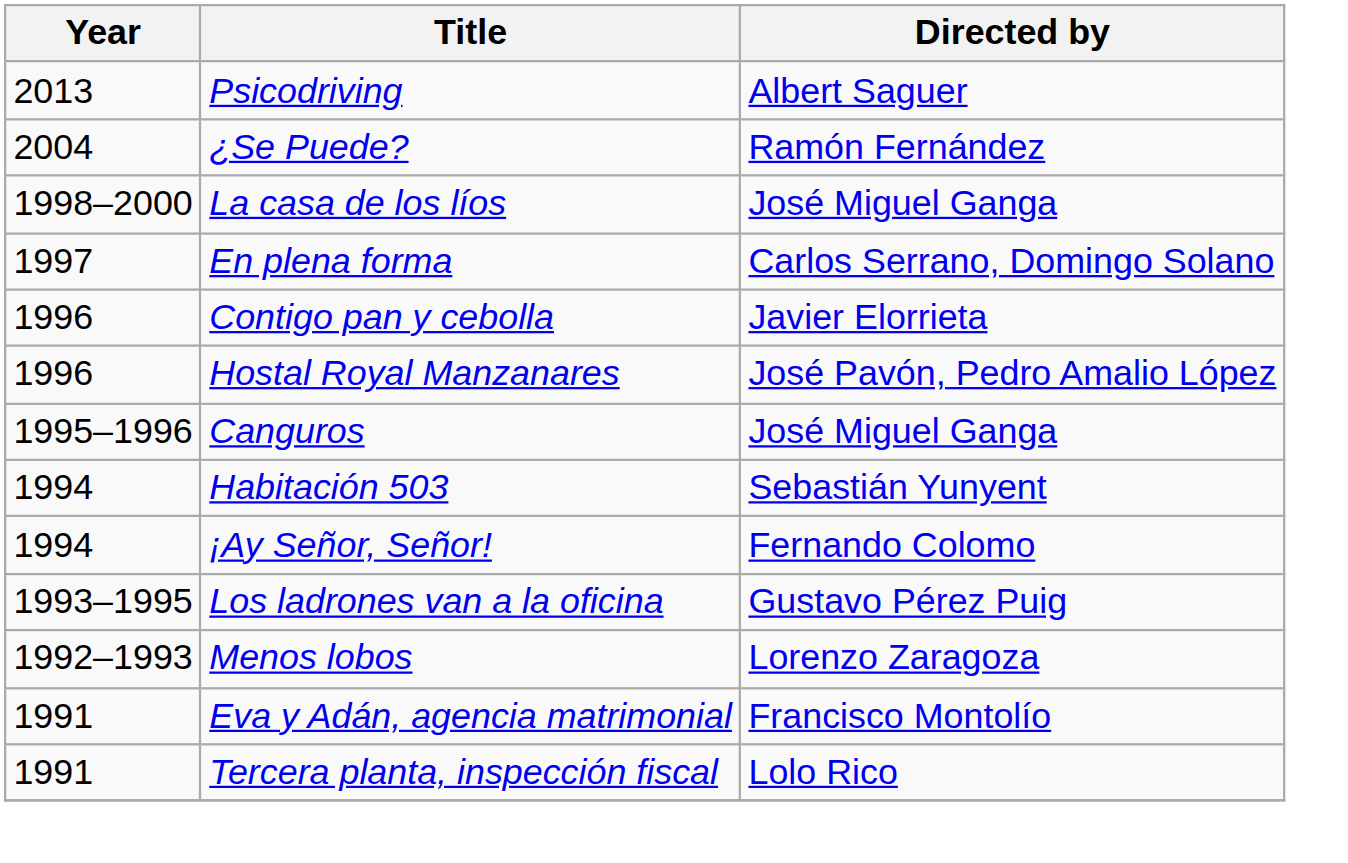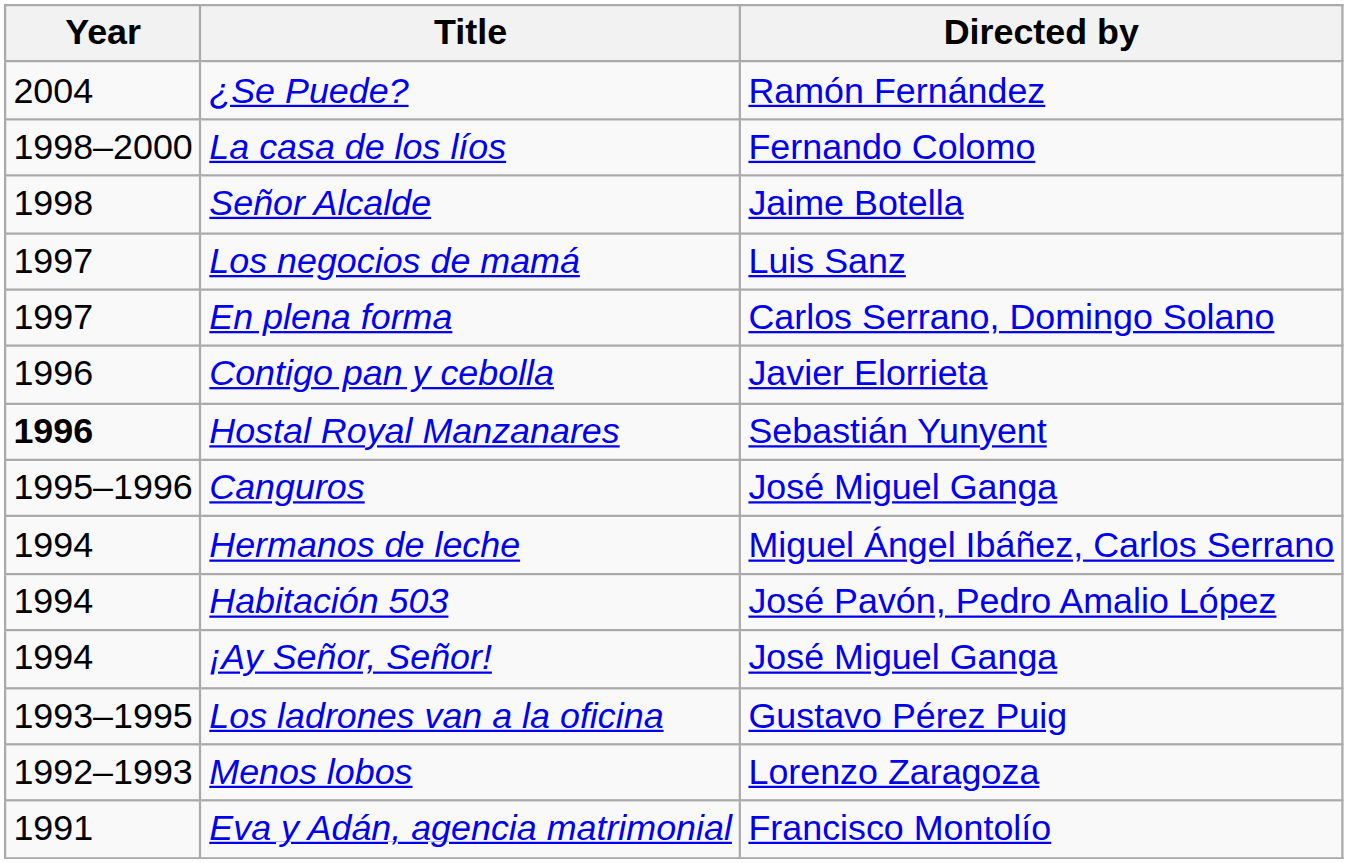- row: (306, 89)
(903, 203) José Miguel Ganga -> (892, 146) Fernando Colomo
+ row: (320, 203)
+ row: (395, 260)
(53, 373) normal -> (53, 430) bold
(1012, 373) José Pavón, Pedro Amalio López -> (898, 430) Sebastián Yunyent
+ row: (365, 544)
(898, 487) Sebastián Yunyent -> (1012, 601) José Pavón, Pedro Amalio López
(892, 544) Fernando Colomo -> (903, 658) José Miguel Ganga
- row: (464, 771)
